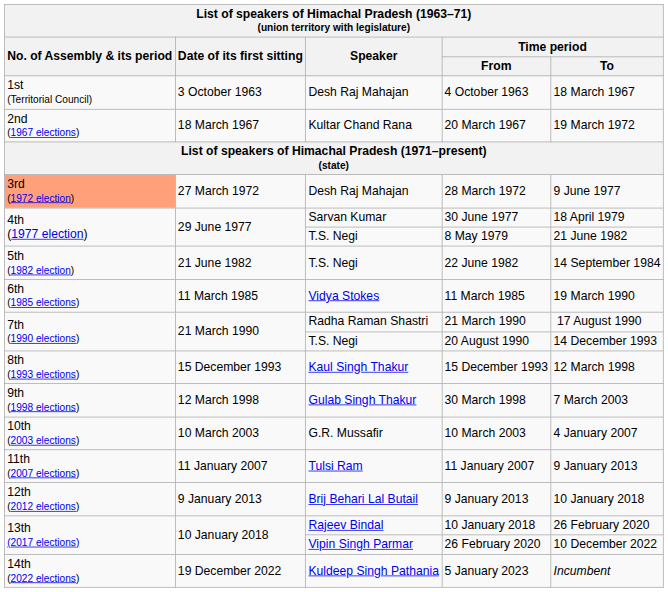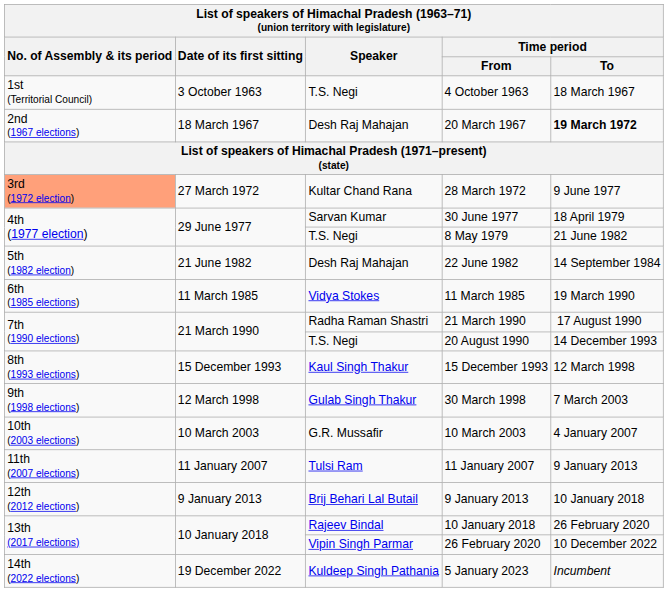(358, 92) Desh Raj Mahajan -> (333, 92) T.S. Negi
(360, 125) Kultar Chand Rana -> (358, 125) Desh Raj Mahajan
(594, 125) normal -> (595, 125) bold
(358, 191) Desh Raj Mahajan -> (360, 191) Kultar Chand Rana
(333, 262) T.S. Negi -> (358, 262) Desh Raj Mahajan
